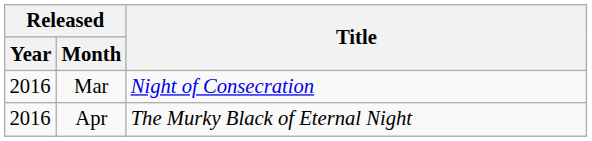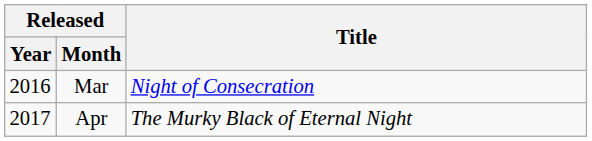(30, 119) 2016 -> (30, 119) 2017
